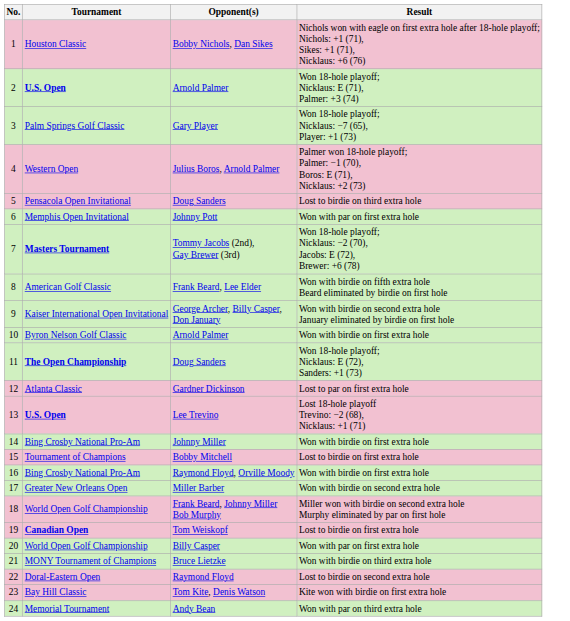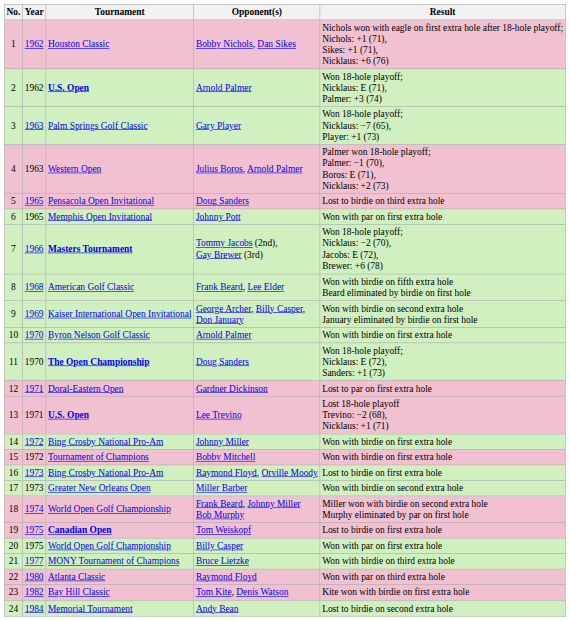+ column: (34, 12)
(53, 388) Atlanta Classic -> (86, 388) Doral-Eastern Open
(359, 457) Lost to birdie on first extra hole -> (387, 457) Won with birdie on first extra hole
(364, 473) Won with birdie on first extra hole -> (382, 473) Lost to birdie on first extra hole
(63, 577) Doral-Eastern Open -> (77, 577) Atlanta Classic
(364, 577) Lost to birdie on second extra hole -> (383, 577) Won with par on third extra hole
(360, 608) Won with par on third extra hole -> (388, 608) Lost to birdie on second extra hole
